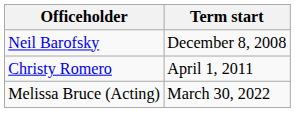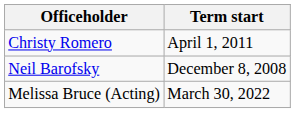rows swapped: (54, 42) <-> (60, 68)
